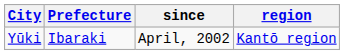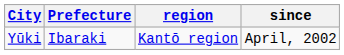columns swapped: (287, 16) <-> (184, 16)
